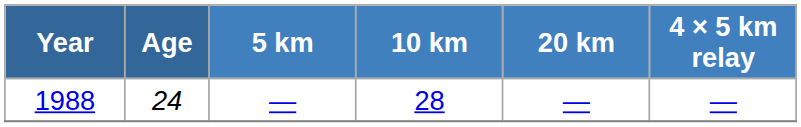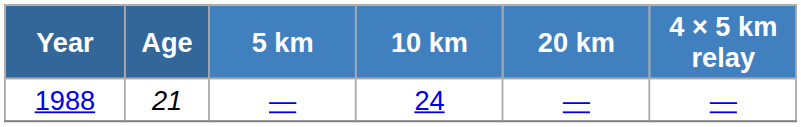(167, 100) 24 -> (167, 100) 21
(430, 100) 28 -> (430, 100) 24
